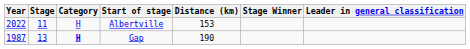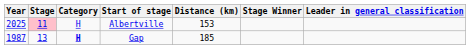(16, 24) 2022 -> (16, 24) 2025
(42, 24) no background -> (42, 24) pink background
(207, 38) 190 -> (207, 38) 185
